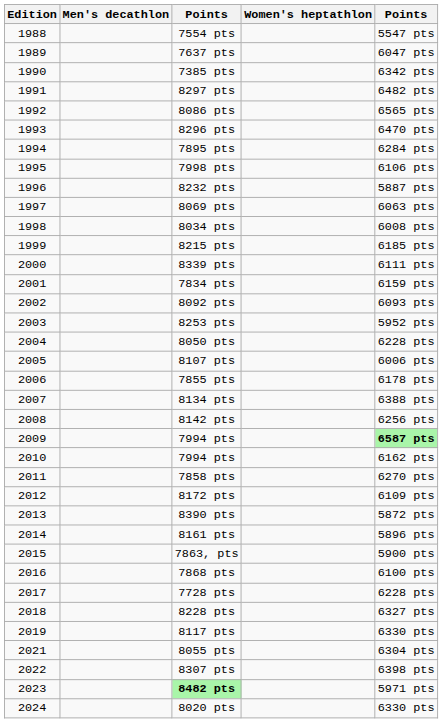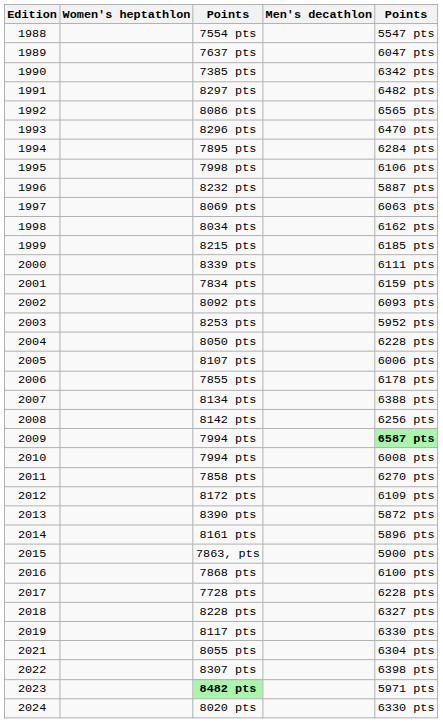columns swapped: (116, 14) <-> (308, 14)
(406, 226) 6008 pts -> (406, 226) 6162 pts
(406, 458) 6162 pts -> (406, 458) 6008 pts
